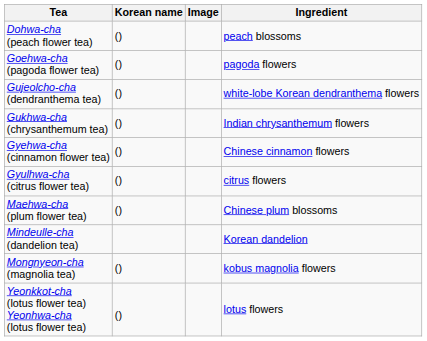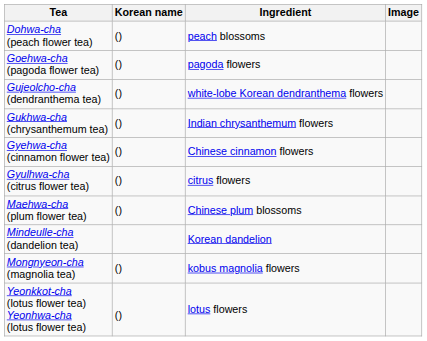columns swapped: (203, 13) <-> (321, 13)
